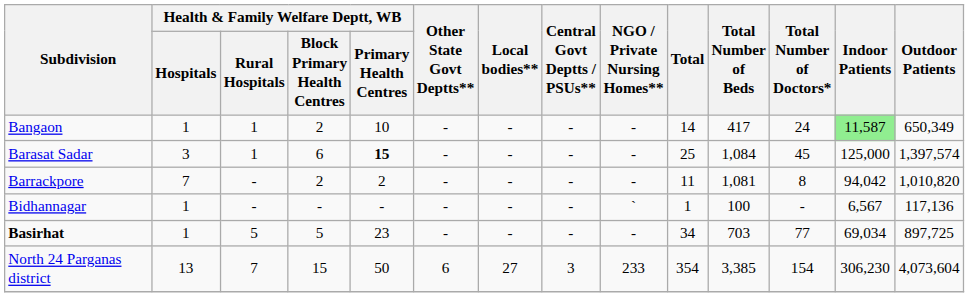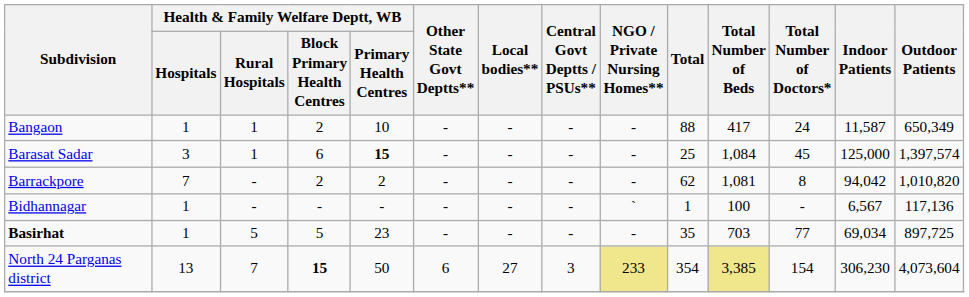(688, 127) 14 -> (688, 127) 88
(865, 127) lightgreen background -> (865, 127) no background
(688, 180) 11 -> (688, 180) 62
(688, 233) 34 -> (688, 233) 35
(319, 269) normal -> (319, 269) bold
(633, 269) no background -> (633, 269) khaki background
(739, 269) no background -> (739, 269) khaki background
